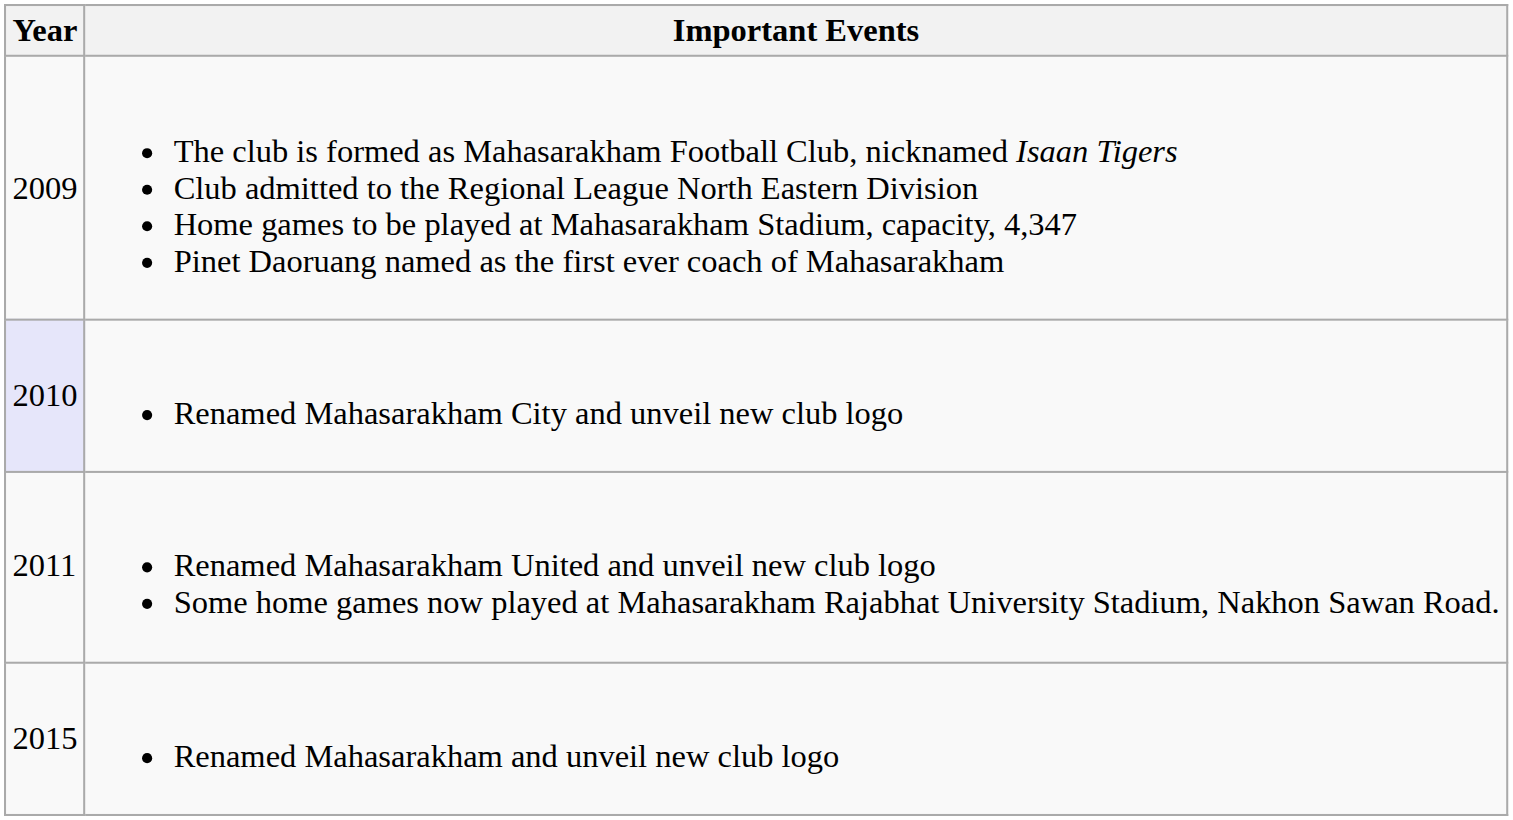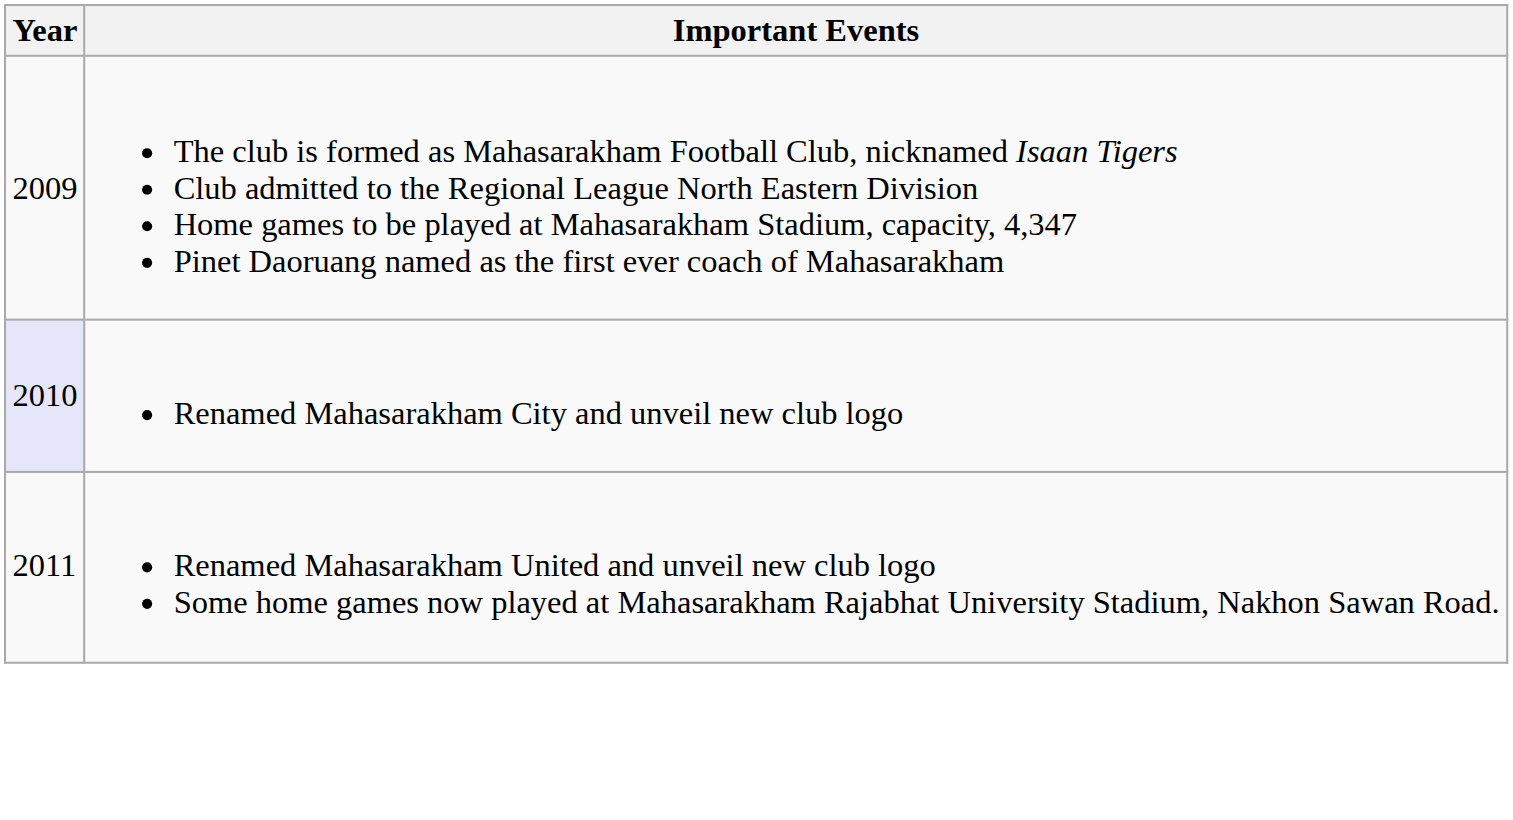- row: (796, 756)
